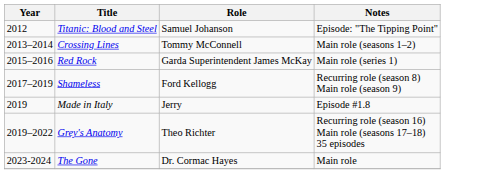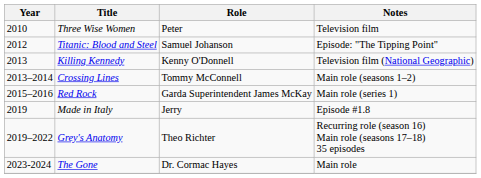+ row: (96, 28)
+ row: (91, 61)
- row: (79, 83)
